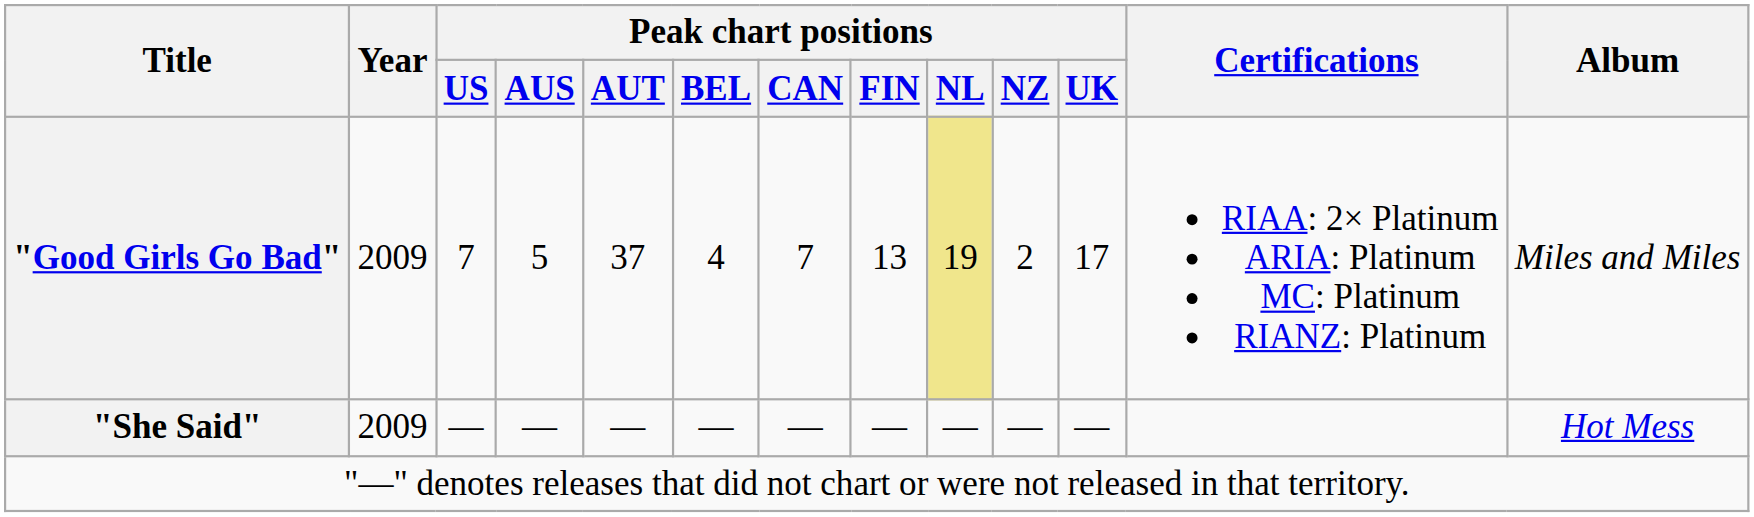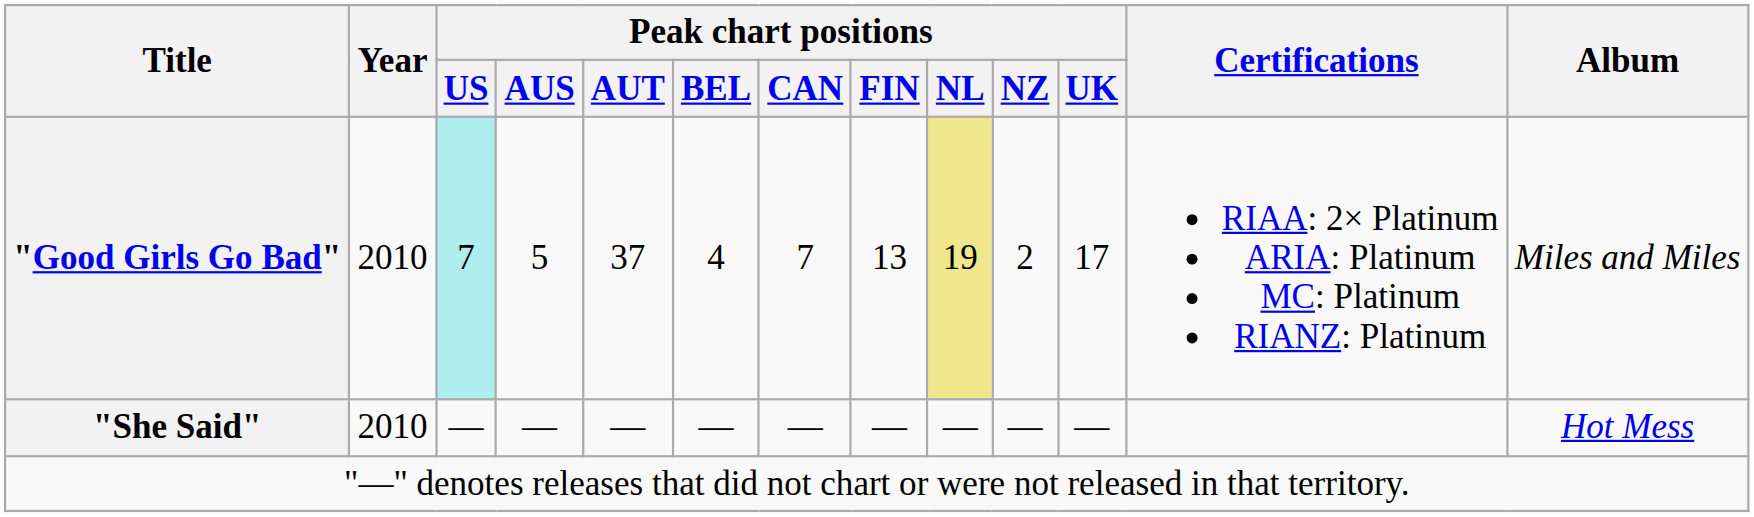(392, 257) 2009 -> (392, 257) 2010
(466, 257) no background -> (466, 257) paleturquoise background
(392, 426) 2009 -> (392, 426) 2010
